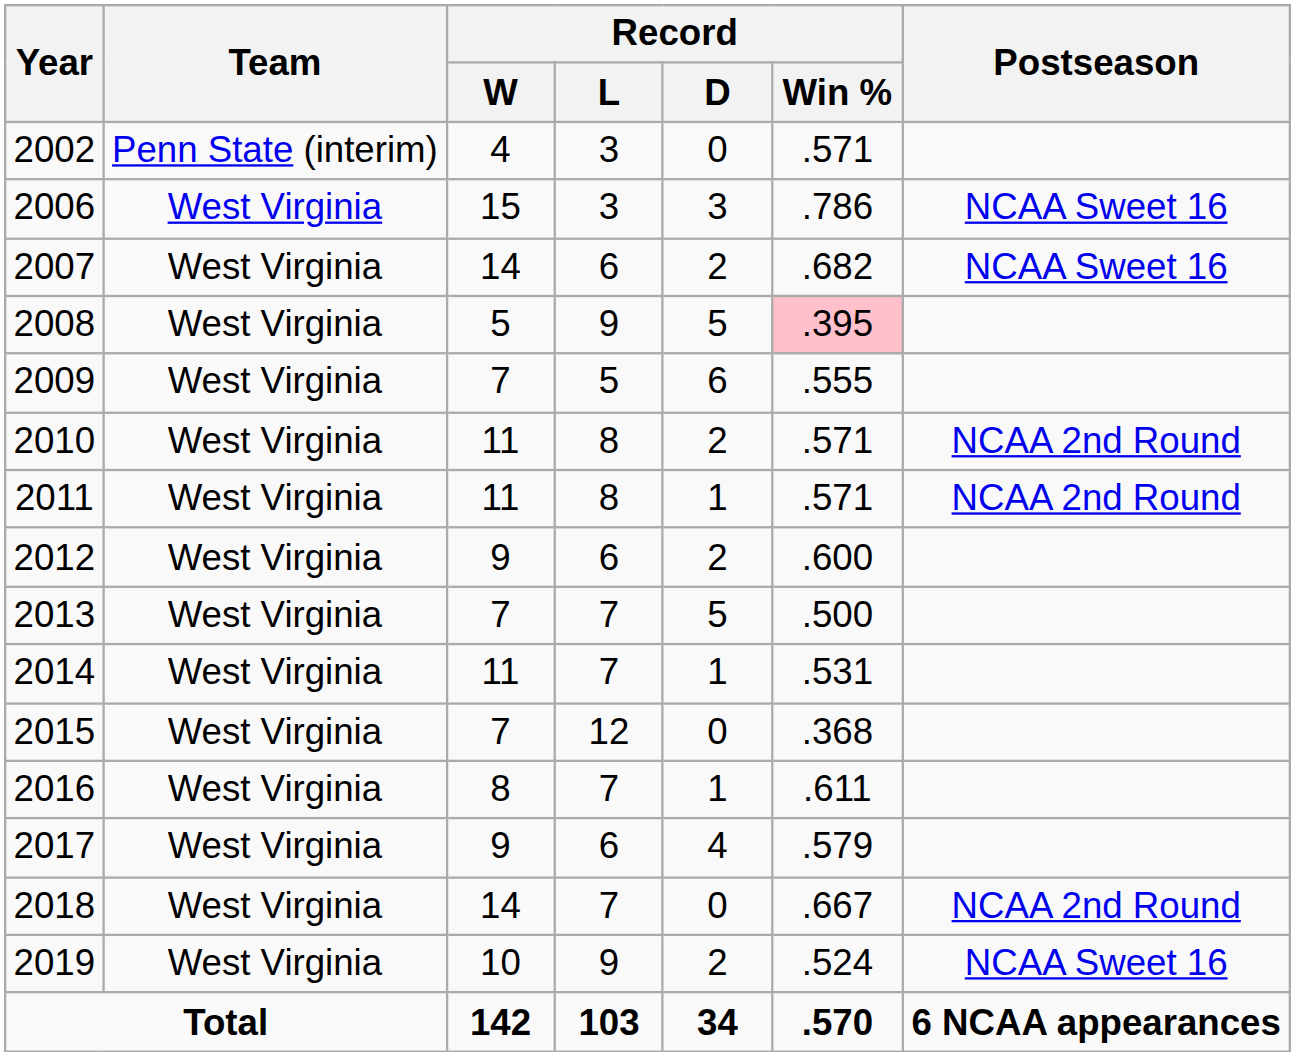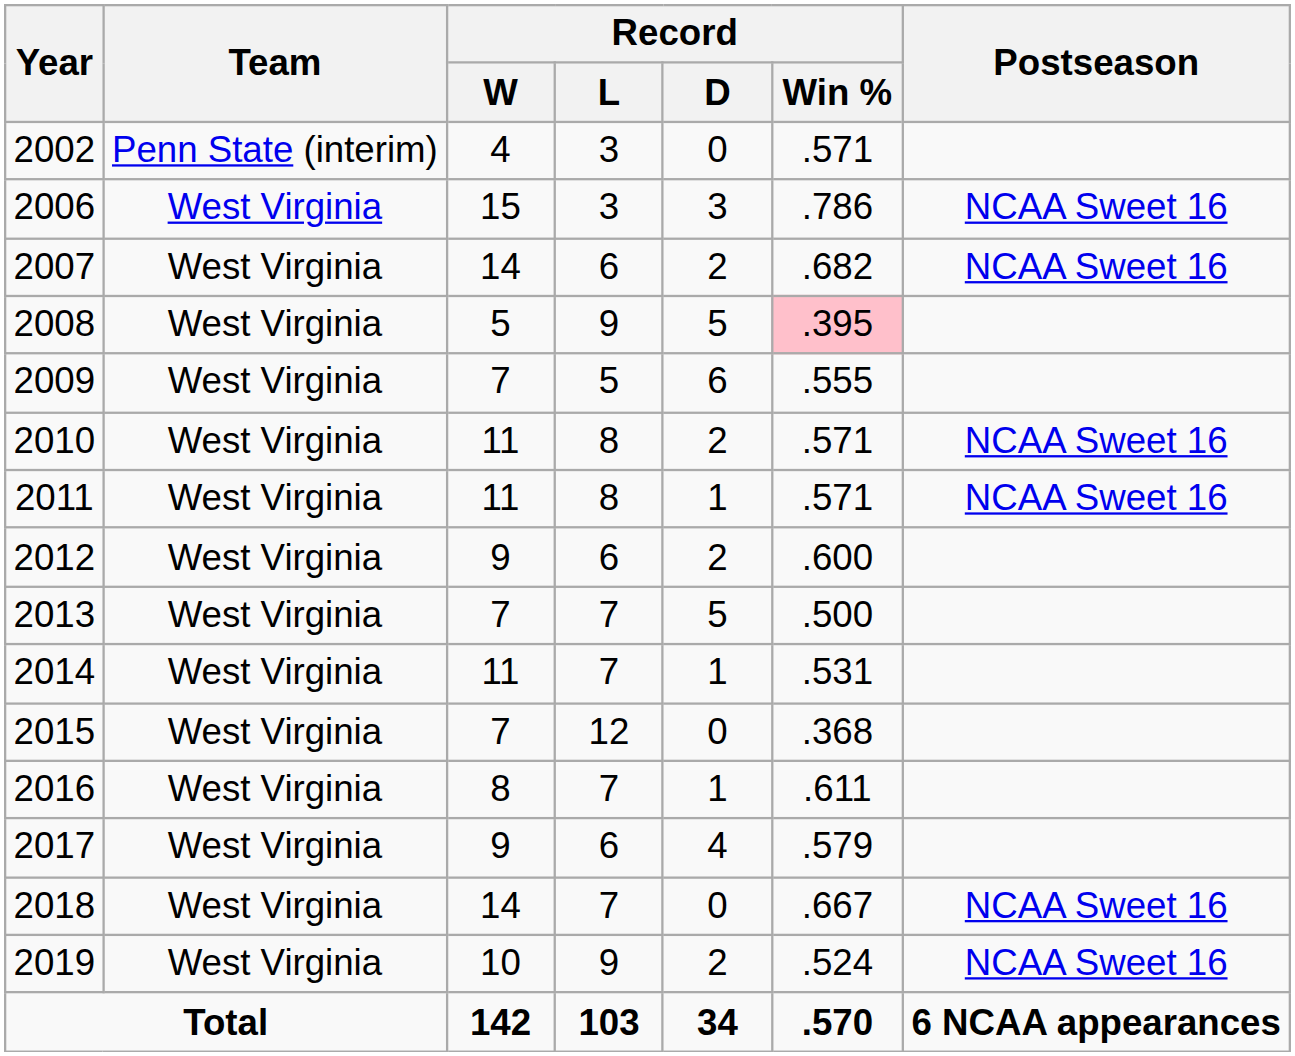(1096, 440) NCAA 2nd Round -> (1096, 440) NCAA Sweet 16
(1096, 498) NCAA 2nd Round -> (1096, 498) NCAA Sweet 16
(1096, 905) NCAA 2nd Round -> (1096, 905) NCAA Sweet 16
